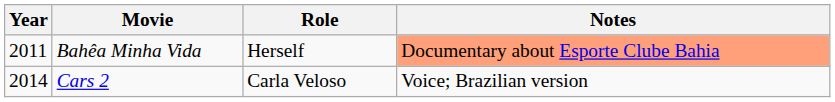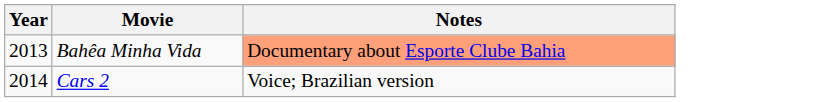- column: (320, 19)
(28, 50) 2011 -> (28, 50) 2013
